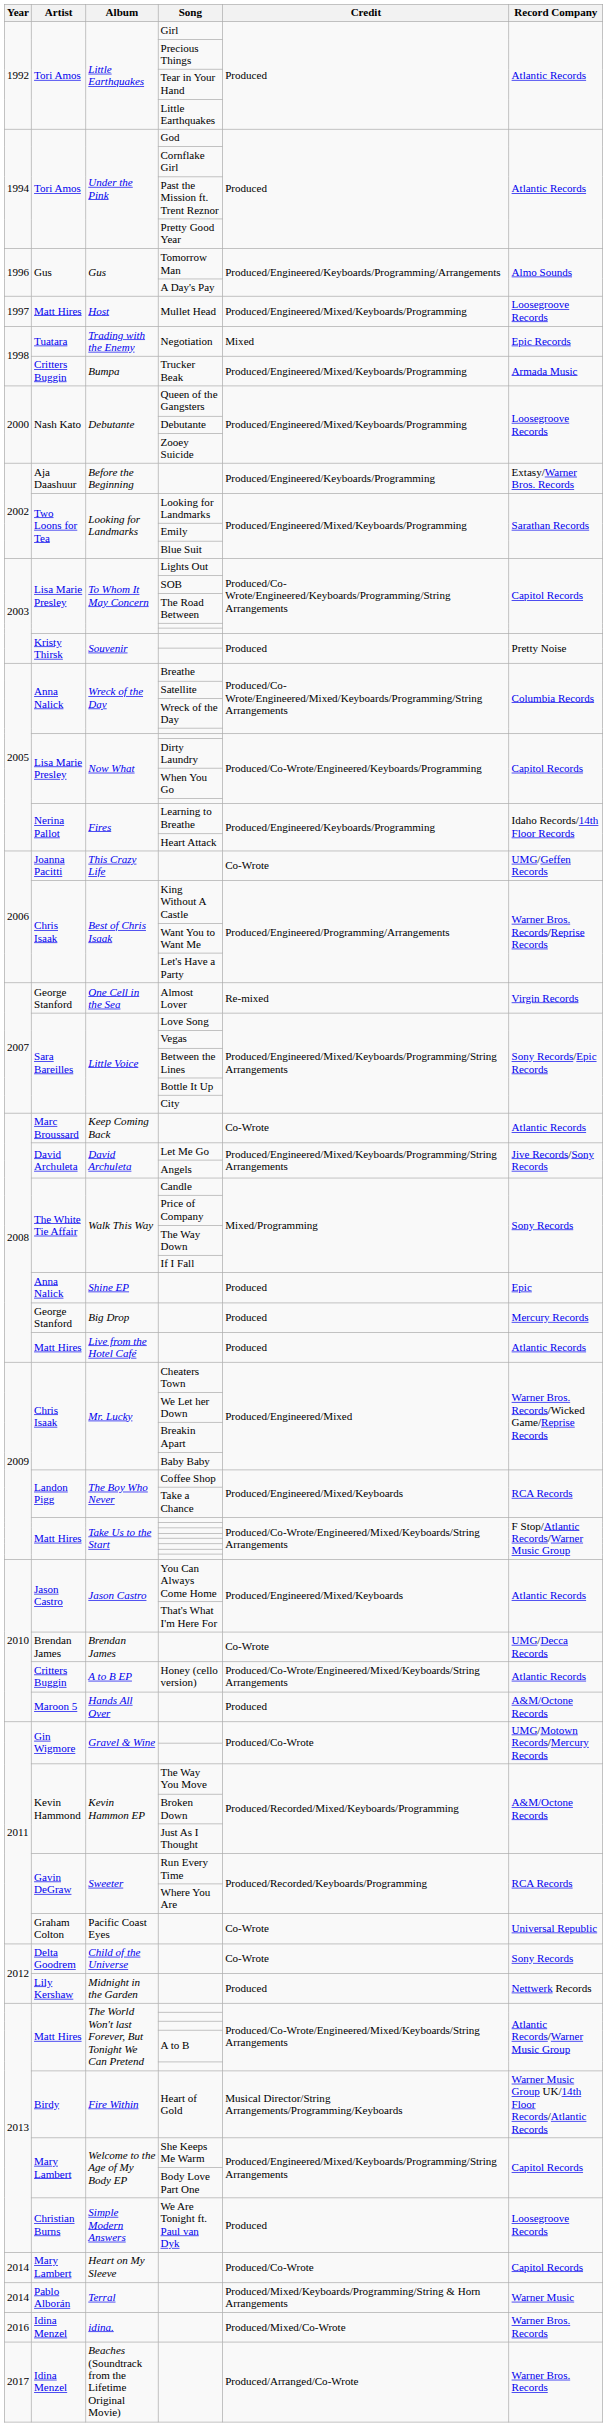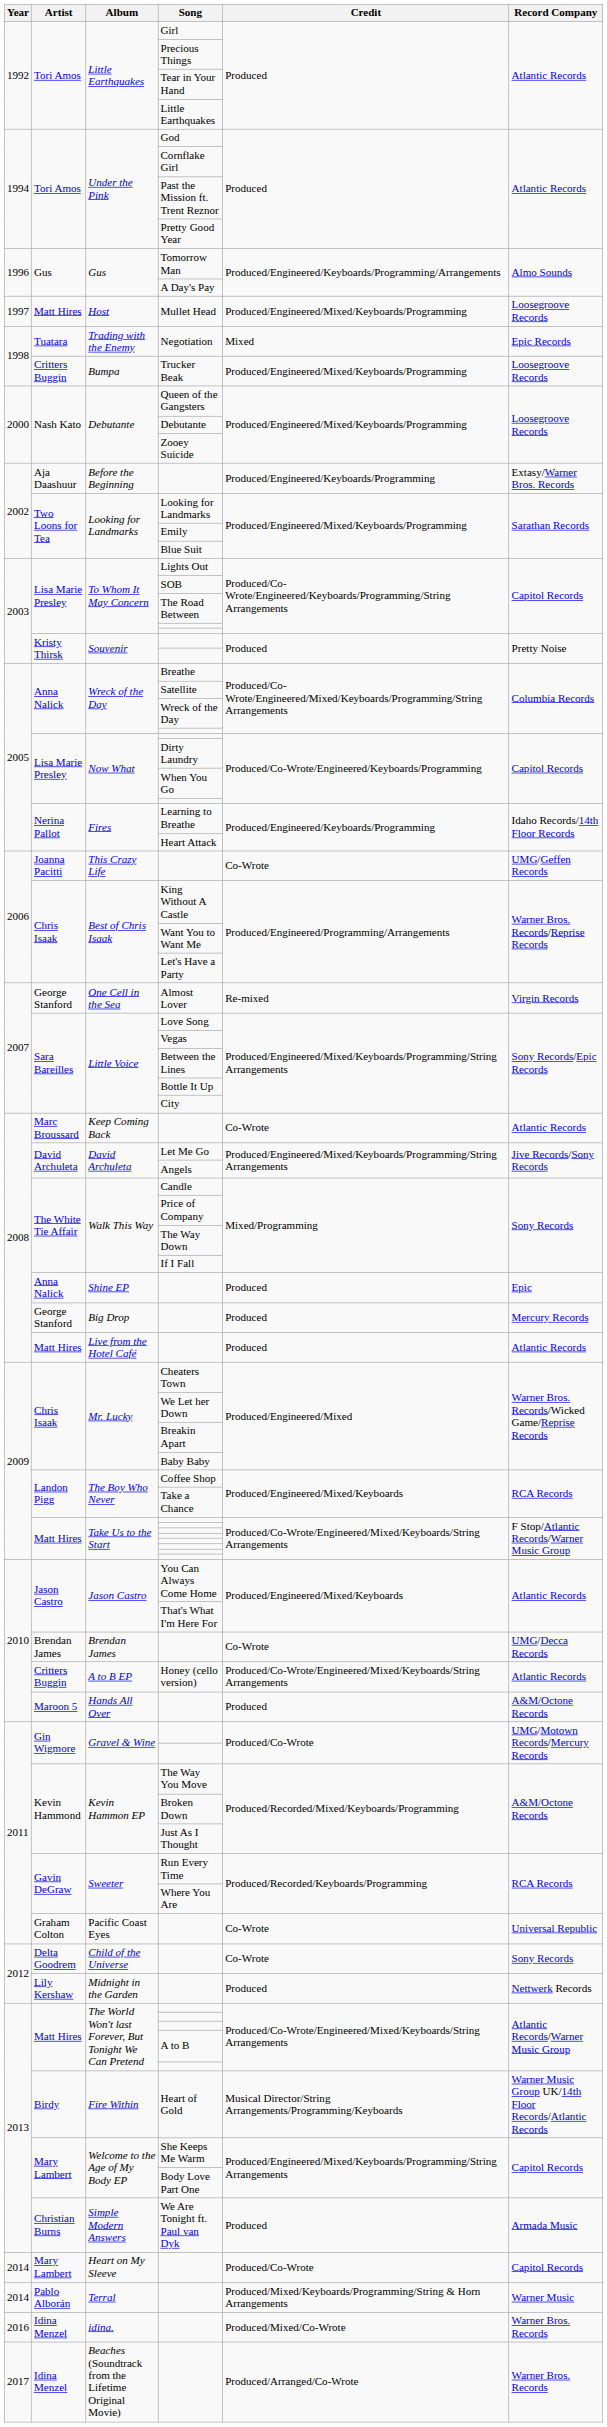(545, 371) Armada Music -> (540, 371) Loosegroove Records
(540, 2225) Loosegroove Records -> (545, 2225) Armada Music
